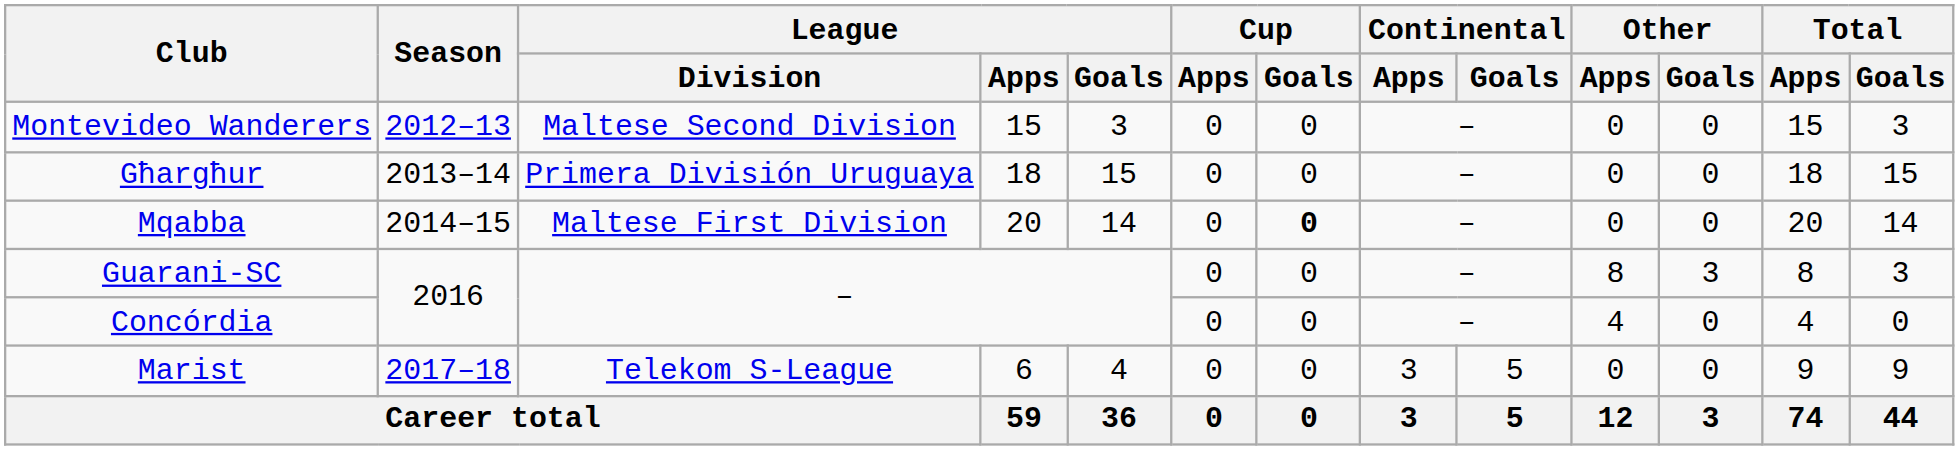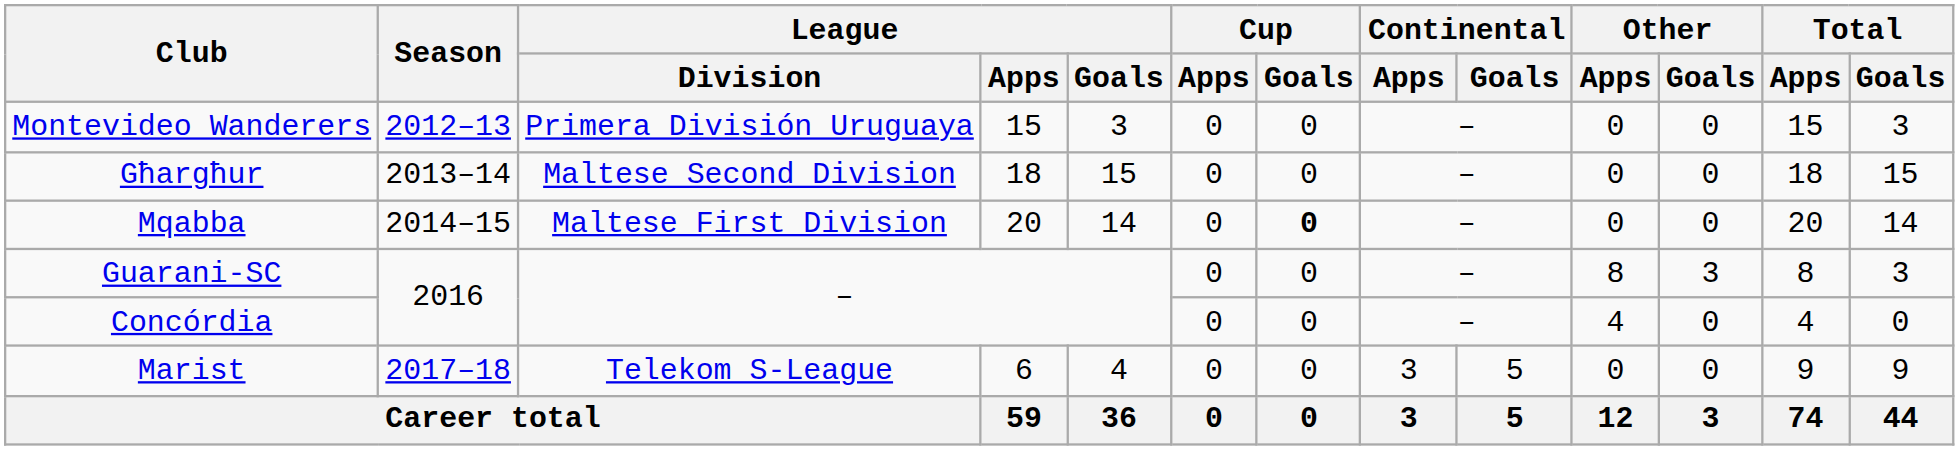(749, 127) Maltese Second Division -> (750, 127) Primera División Uruguaya
(750, 176) Primera División Uruguaya -> (749, 176) Maltese Second Division
